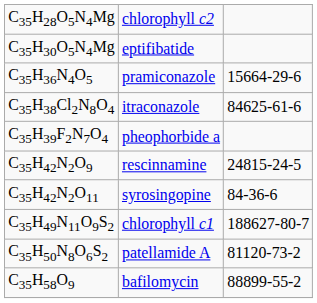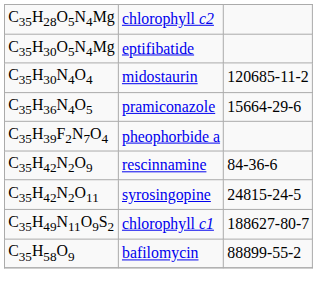+ row: (50, 77)
- row: (61, 106)
(264, 165) 24815-24-5 -> (252, 165) 84-36-6
(252, 194) 84-36-6 -> (264, 194) 24815-24-5
- row: (58, 253)
